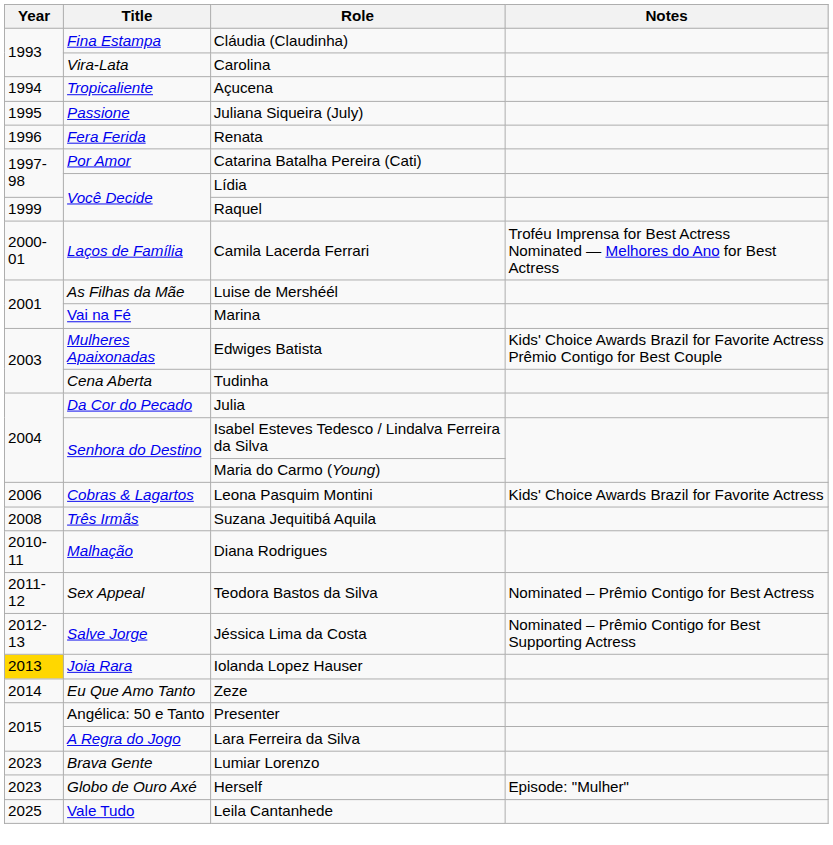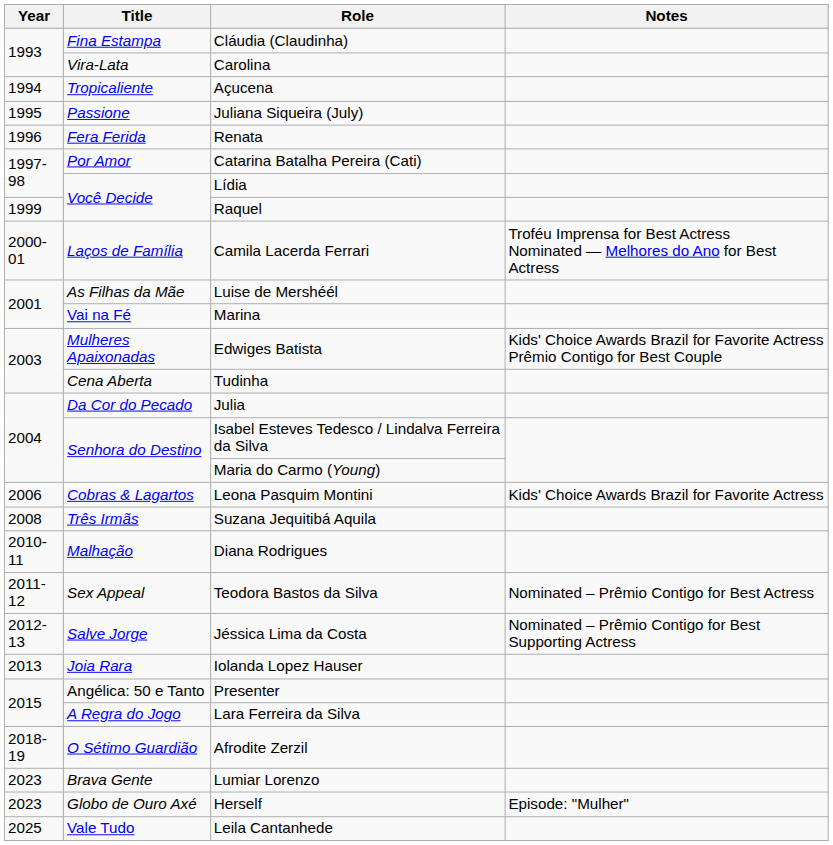(25, 666) gold background -> (25, 666) no background
- row: (231, 690)
+ row: (261, 747)
